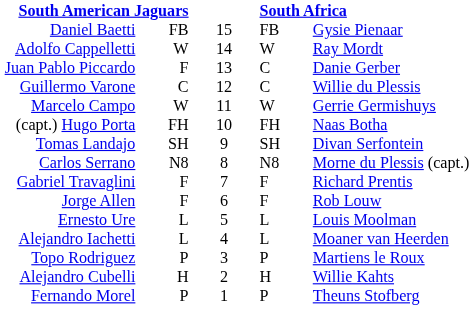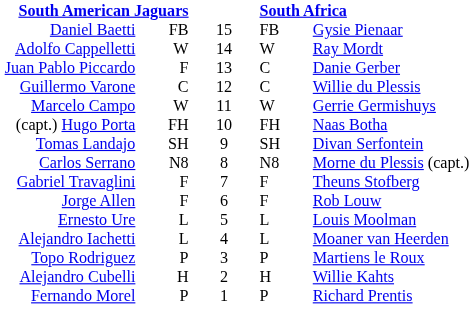(363, 181) Richard Prentis -> (366, 181) Theuns Stofberg
(366, 296) Theuns Stofberg -> (363, 296) Richard Prentis
